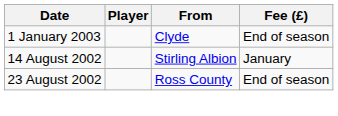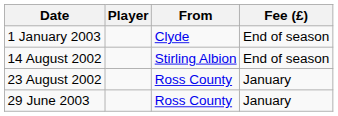(267, 58) January -> (286, 58) End of season
(286, 80) End of season -> (267, 80) January
+ row: (49, 101)
